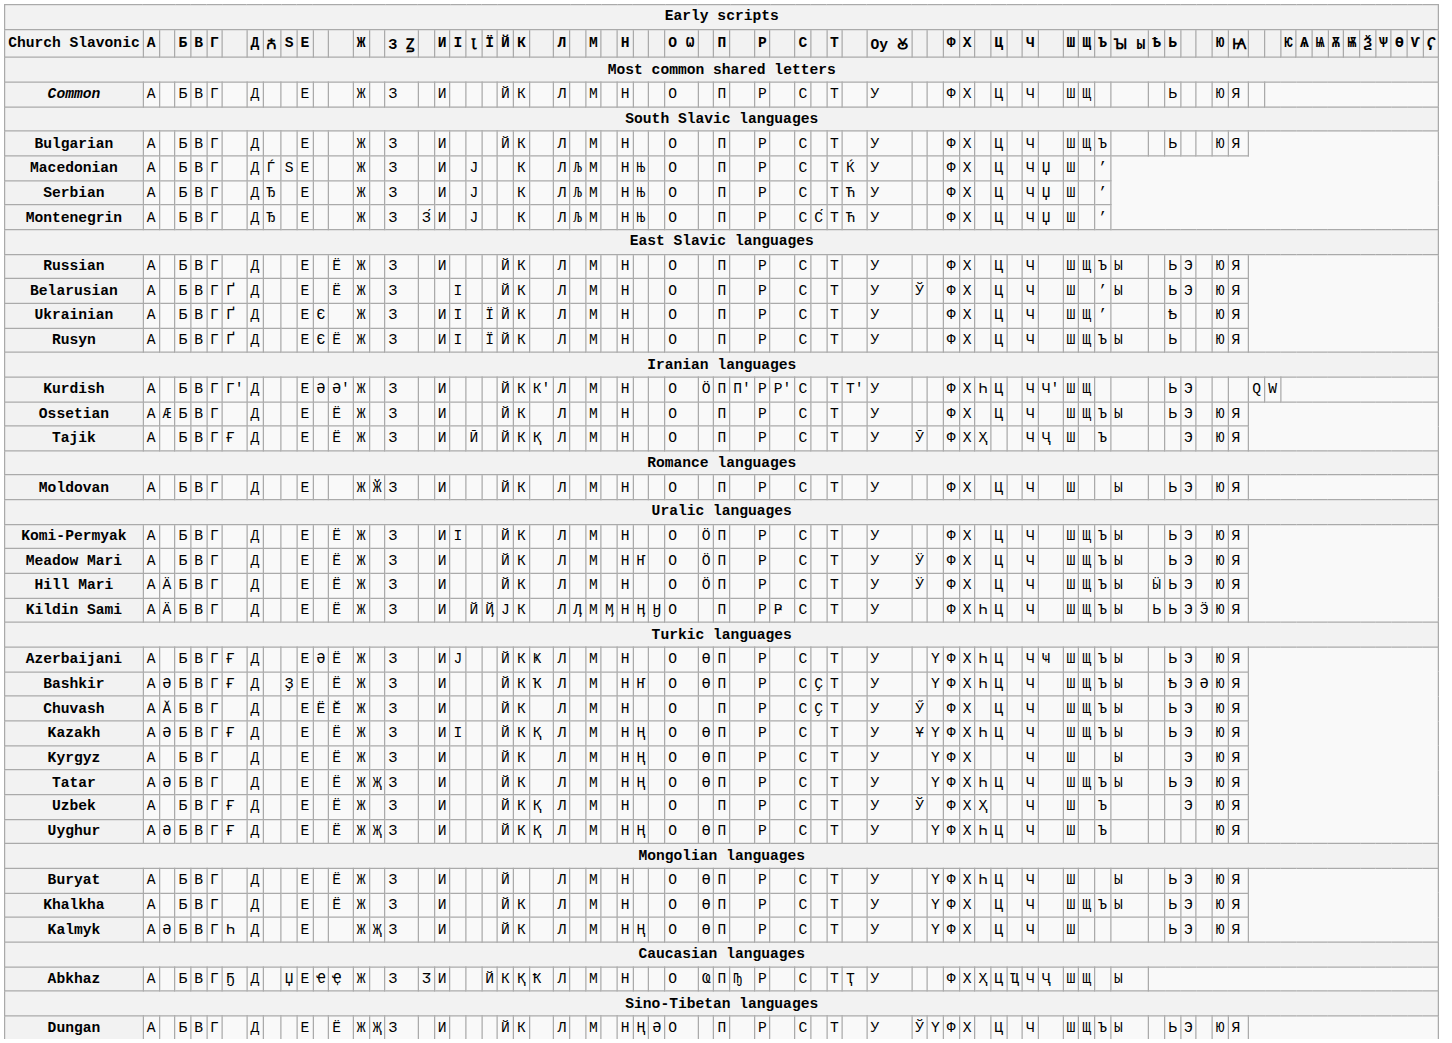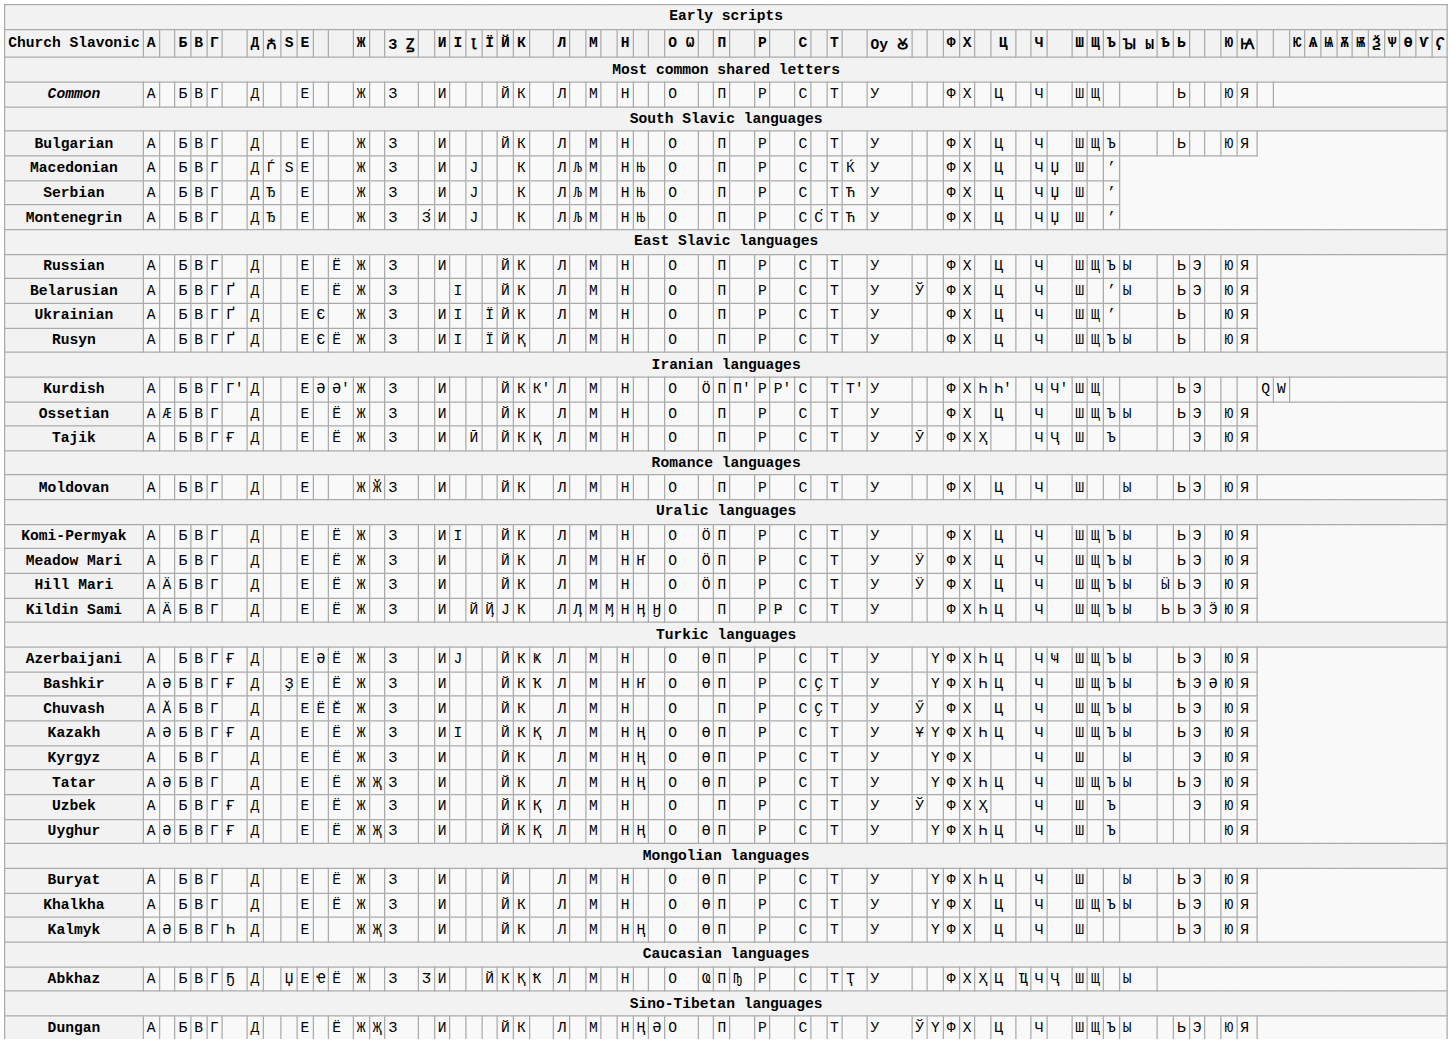(1173, 315) Ҍ -> (1181, 315) Ь
(521, 340) К -> (521, 340) Қ
(999, 389) Ц -> (1003, 389) Һ'
(337, 979) Ҿ -> (337, 979) Ё
